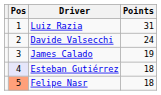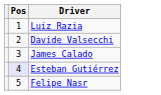- column: (138, 12)
(18, 83) lightsalmon background -> (18, 83) no background
